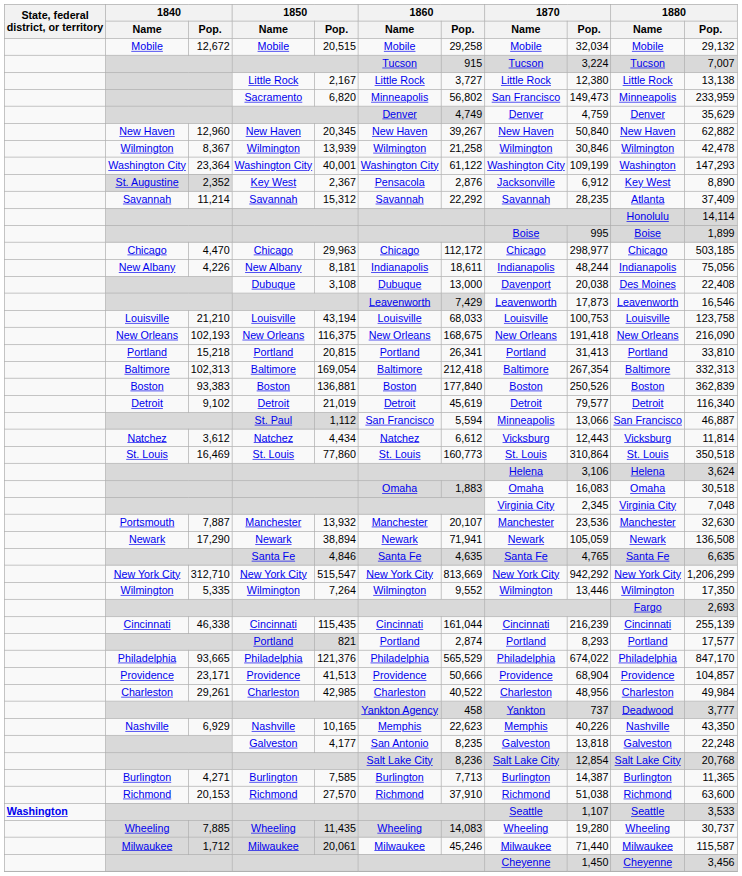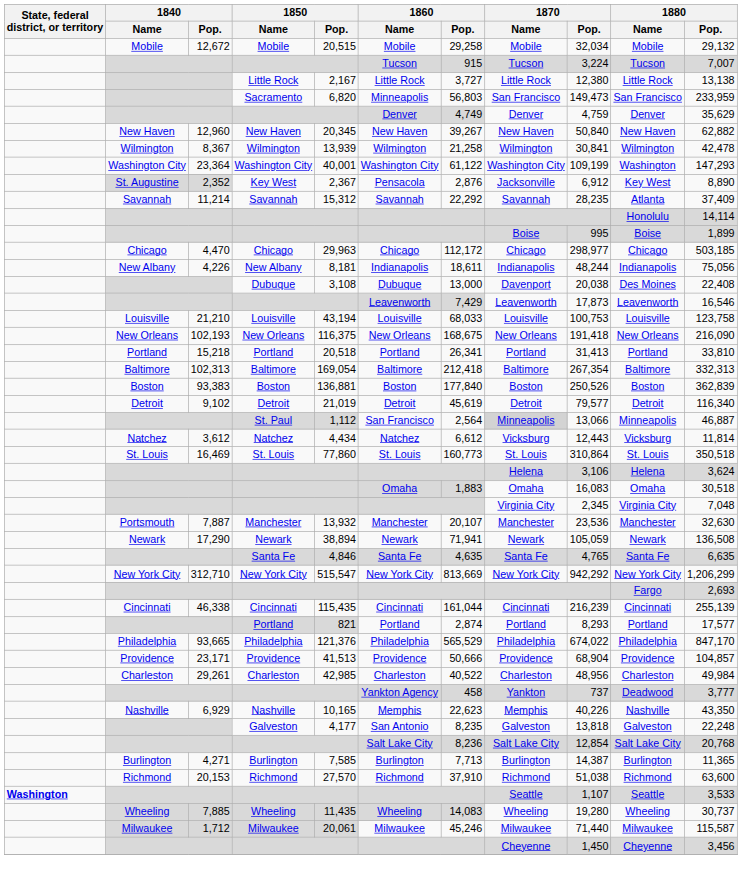(466, 98) 56,802 -> (466, 98) 56,803
(648, 98) Minneapolis -> (648, 98) San Francisco
(592, 149) 30,846 -> (592, 149) 30,841
(340, 353) 20,815 -> (340, 353) 20,518
(469, 421) 5,594 -> (469, 421) 2,564
(526, 421) no background -> (526, 421) lightgrey background
(648, 421) San Francisco -> (648, 421) Minneapolis
- row: (216, 591)
